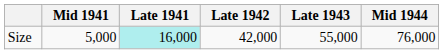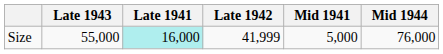columns swapped: (81, 15) <-> (321, 15)
(258, 37) 42,000 -> (261, 37) 41,999
